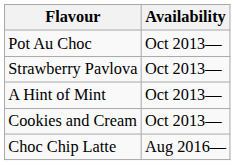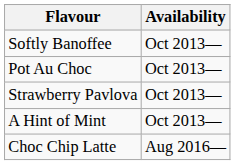+ row: (60, 43)
- row: (73, 120)
